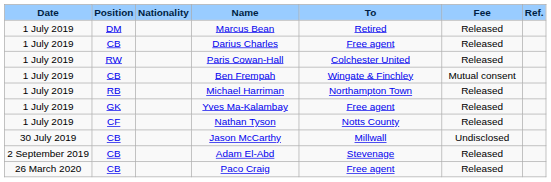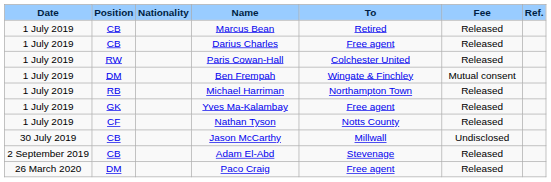(114, 28) DM -> (114, 28) CB
(114, 75) CB -> (114, 75) DM
(114, 170) CB -> (114, 170) DM
